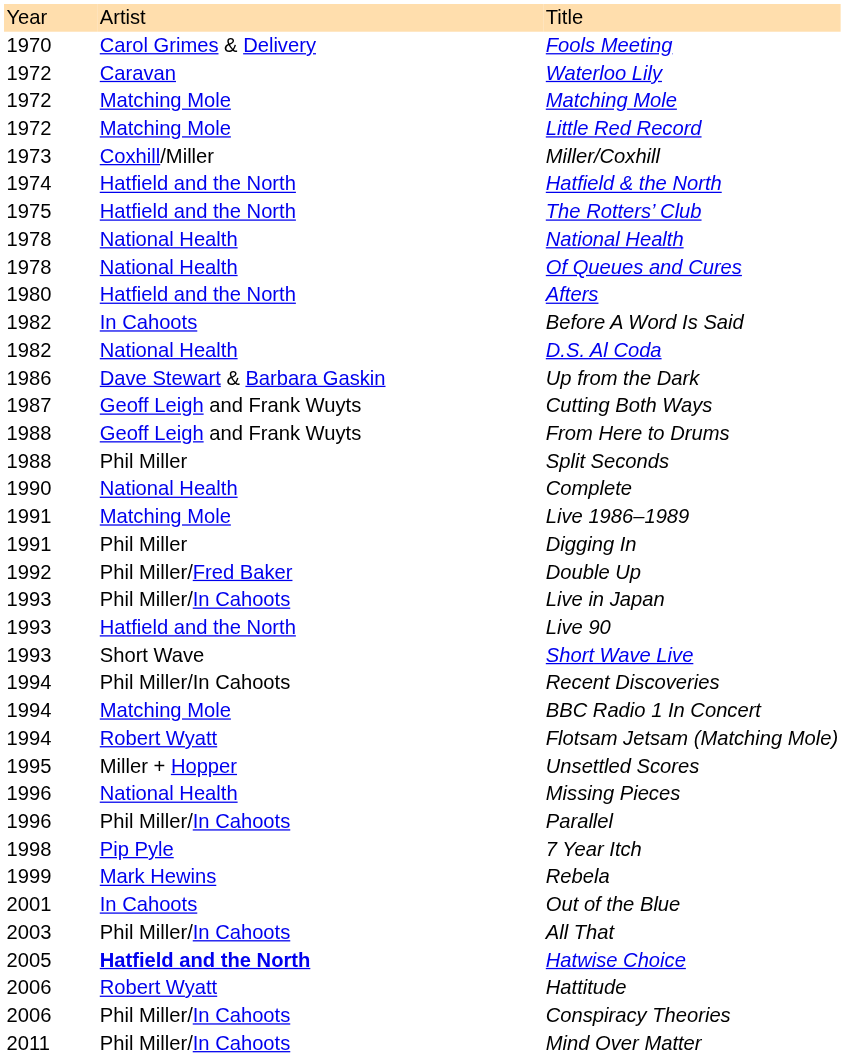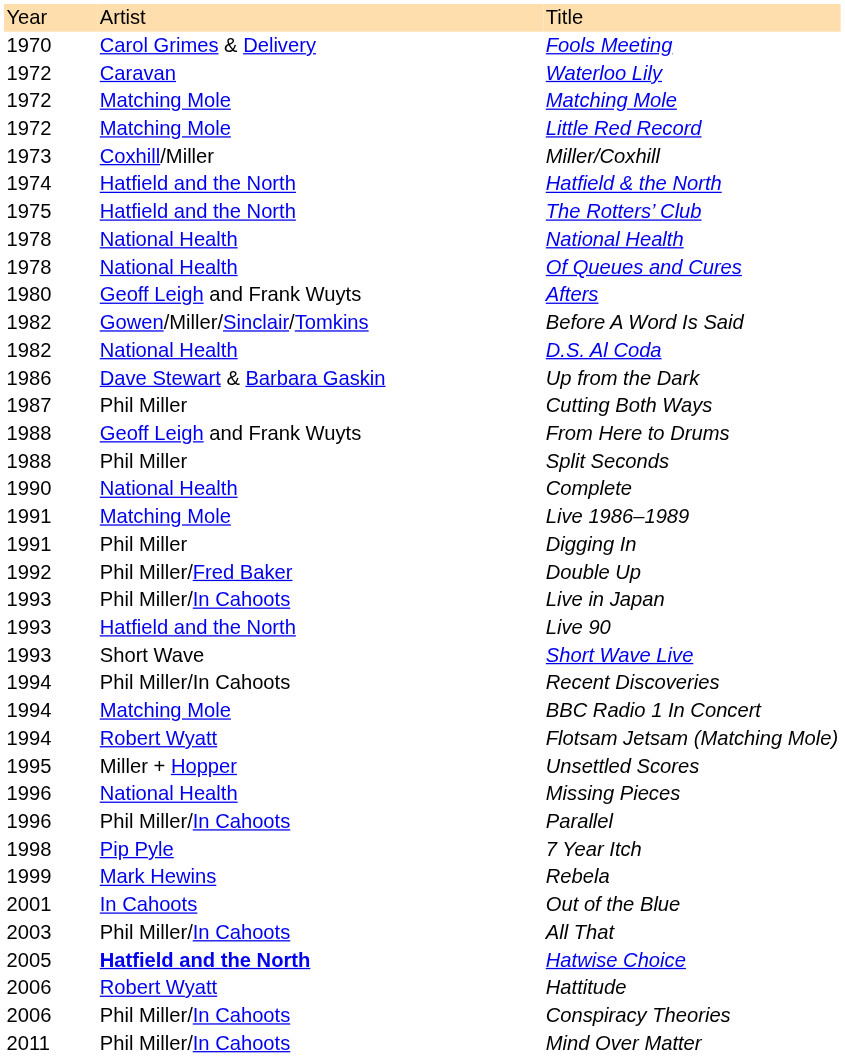(198, 294) Hatfield and the North -> (231, 294) Geoff Leigh and Frank Wuyts
(149, 322) In Cahoots -> (234, 322) Gowen/Miller/Sinclair/Tomkins
(231, 405) Geoff Leigh and Frank Wuyts -> (143, 405) Phil Miller
